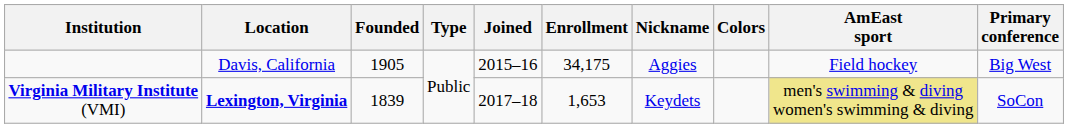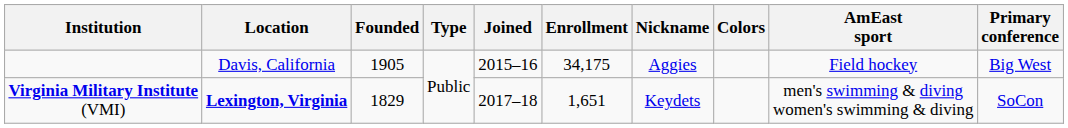(387, 100) 1839 -> (387, 100) 1829
(587, 100) 1,653 -> (587, 100) 1,651
(873, 100) khaki background -> (873, 100) no background
